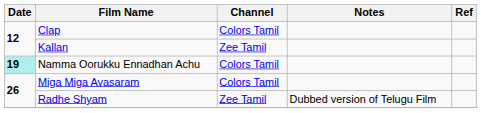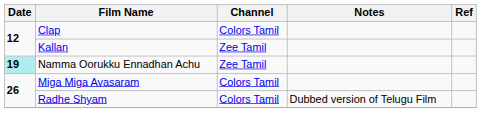(249, 64) Colors Tamil -> (243, 64) Zee Tamil
(243, 99) Zee Tamil -> (249, 99) Colors Tamil
